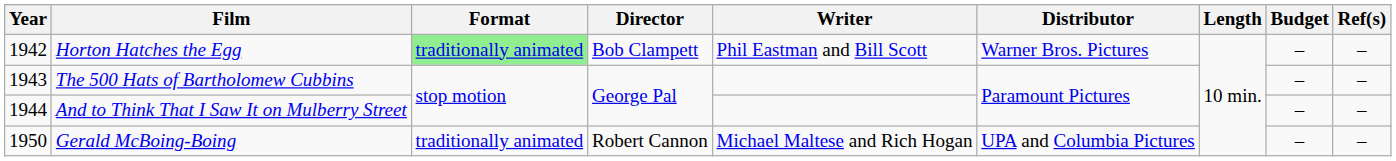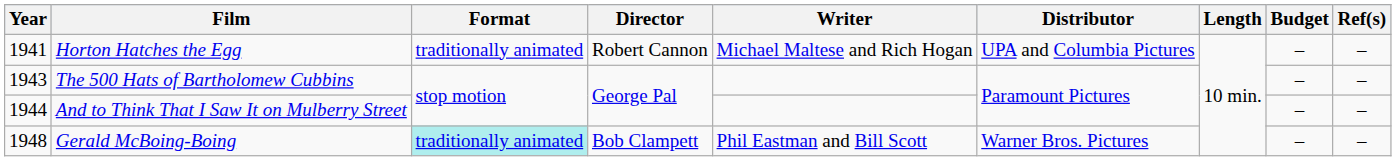(28, 49) 1942 -> (28, 49) 1941
(499, 49) lightgreen background -> (499, 49) no background
(645, 49) Bob Clampett -> (650, 49) Robert Cannon
(822, 49) Phil Eastman and Bill Scott -> (845, 49) Michael Maltese and Rich Hogan
(1065, 49) Warner Bros. Pictures -> (1088, 49) UPA and Columbia Pictures
(28, 140) 1950 -> (28, 140) 1948
(499, 140) no background -> (499, 140) paleturquoise background
(650, 140) Robert Cannon -> (645, 140) Bob Clampett
(845, 140) Michael Maltese and Rich Hogan -> (822, 140) Phil Eastman and Bill Scott
(1088, 140) UPA and Columbia Pictures -> (1065, 140) Warner Bros. Pictures
